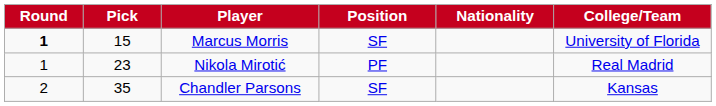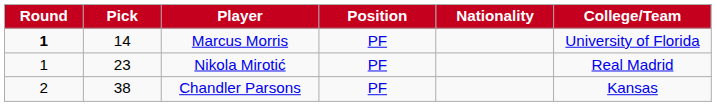(122, 40) 15 -> (122, 40) 14
(377, 40) SF -> (377, 40) PF
(122, 88) 35 -> (122, 88) 38
(377, 88) SF -> (377, 88) PF
